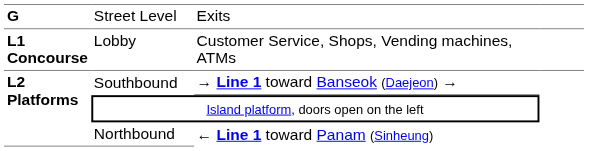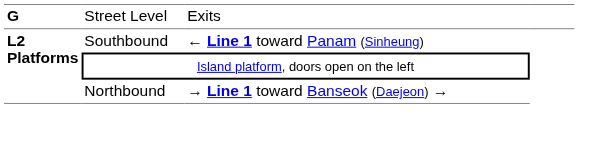- row: (115, 40)
(327, 82) → Line 1 toward Banseok (Daejeon) → -> (305, 40) ← Line 1 toward Panam (Sinheung)
(315, 134) ← Line 1 toward Panam (Sinheung) -> (318, 91) → Line 1 toward Banseok (Daejeon) →
